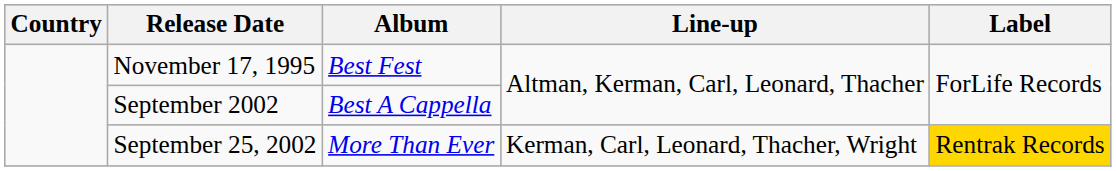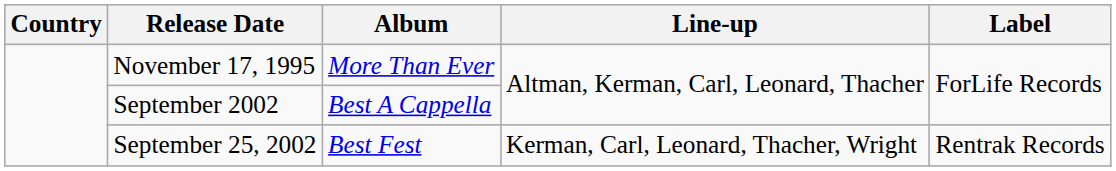(375, 64) Best Fest -> (411, 64) More Than Ever
(411, 144) More Than Ever -> (375, 144) Best Fest
(1020, 144) gold background -> (1020, 144) no background
